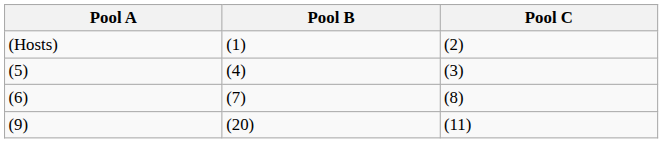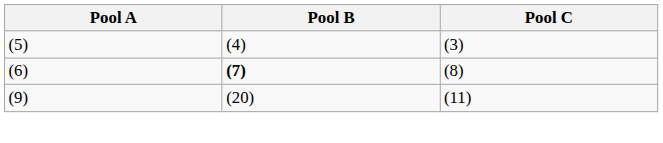- row: (33, 44)
(236, 97) normal -> (236, 71) bold
